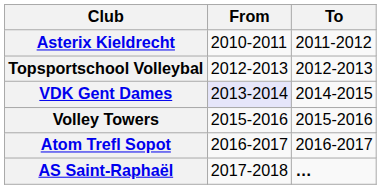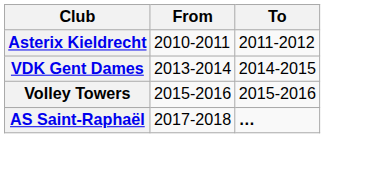- row: (106, 68)
(249, 94) lavender background -> (193, 68) no background
- row: (106, 145)
